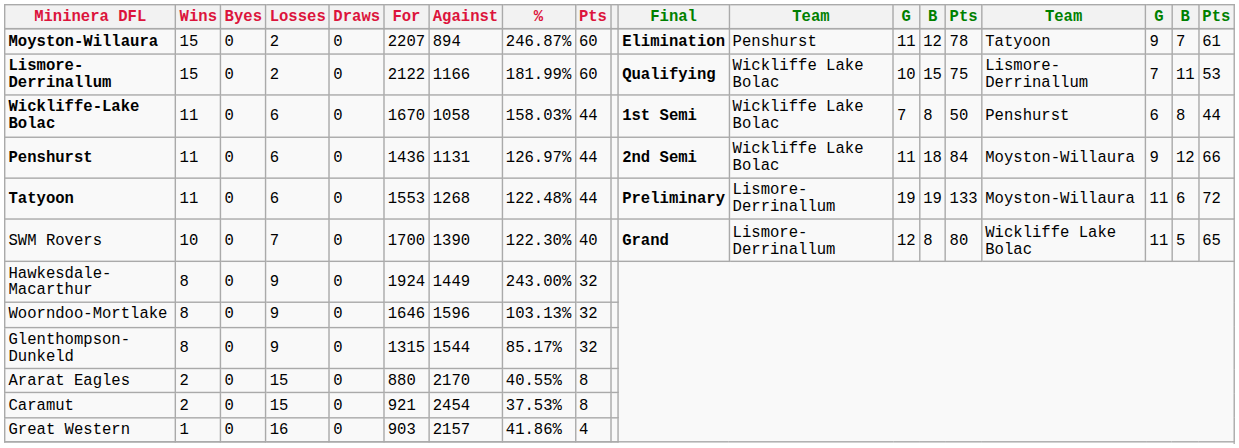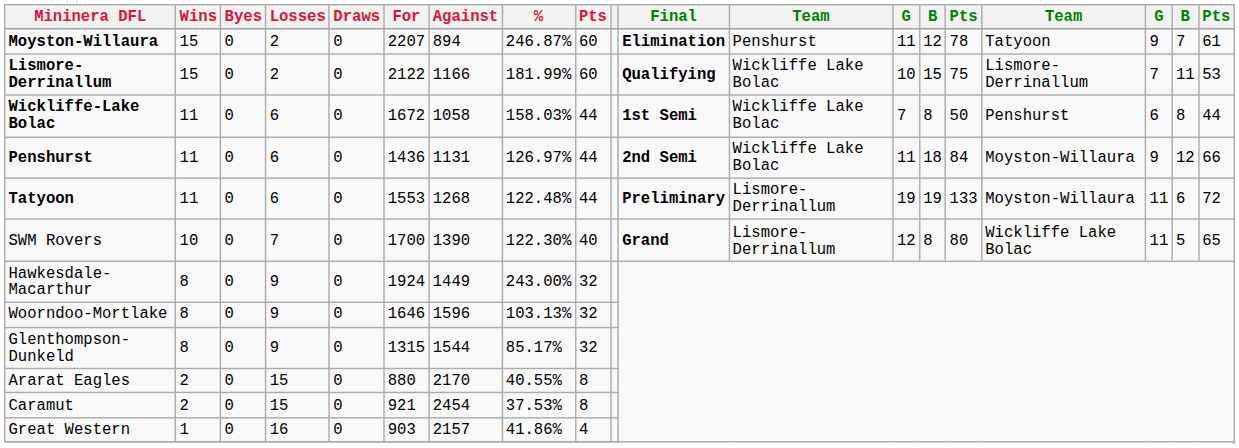(406, 116) 1670 -> (406, 116) 1672
